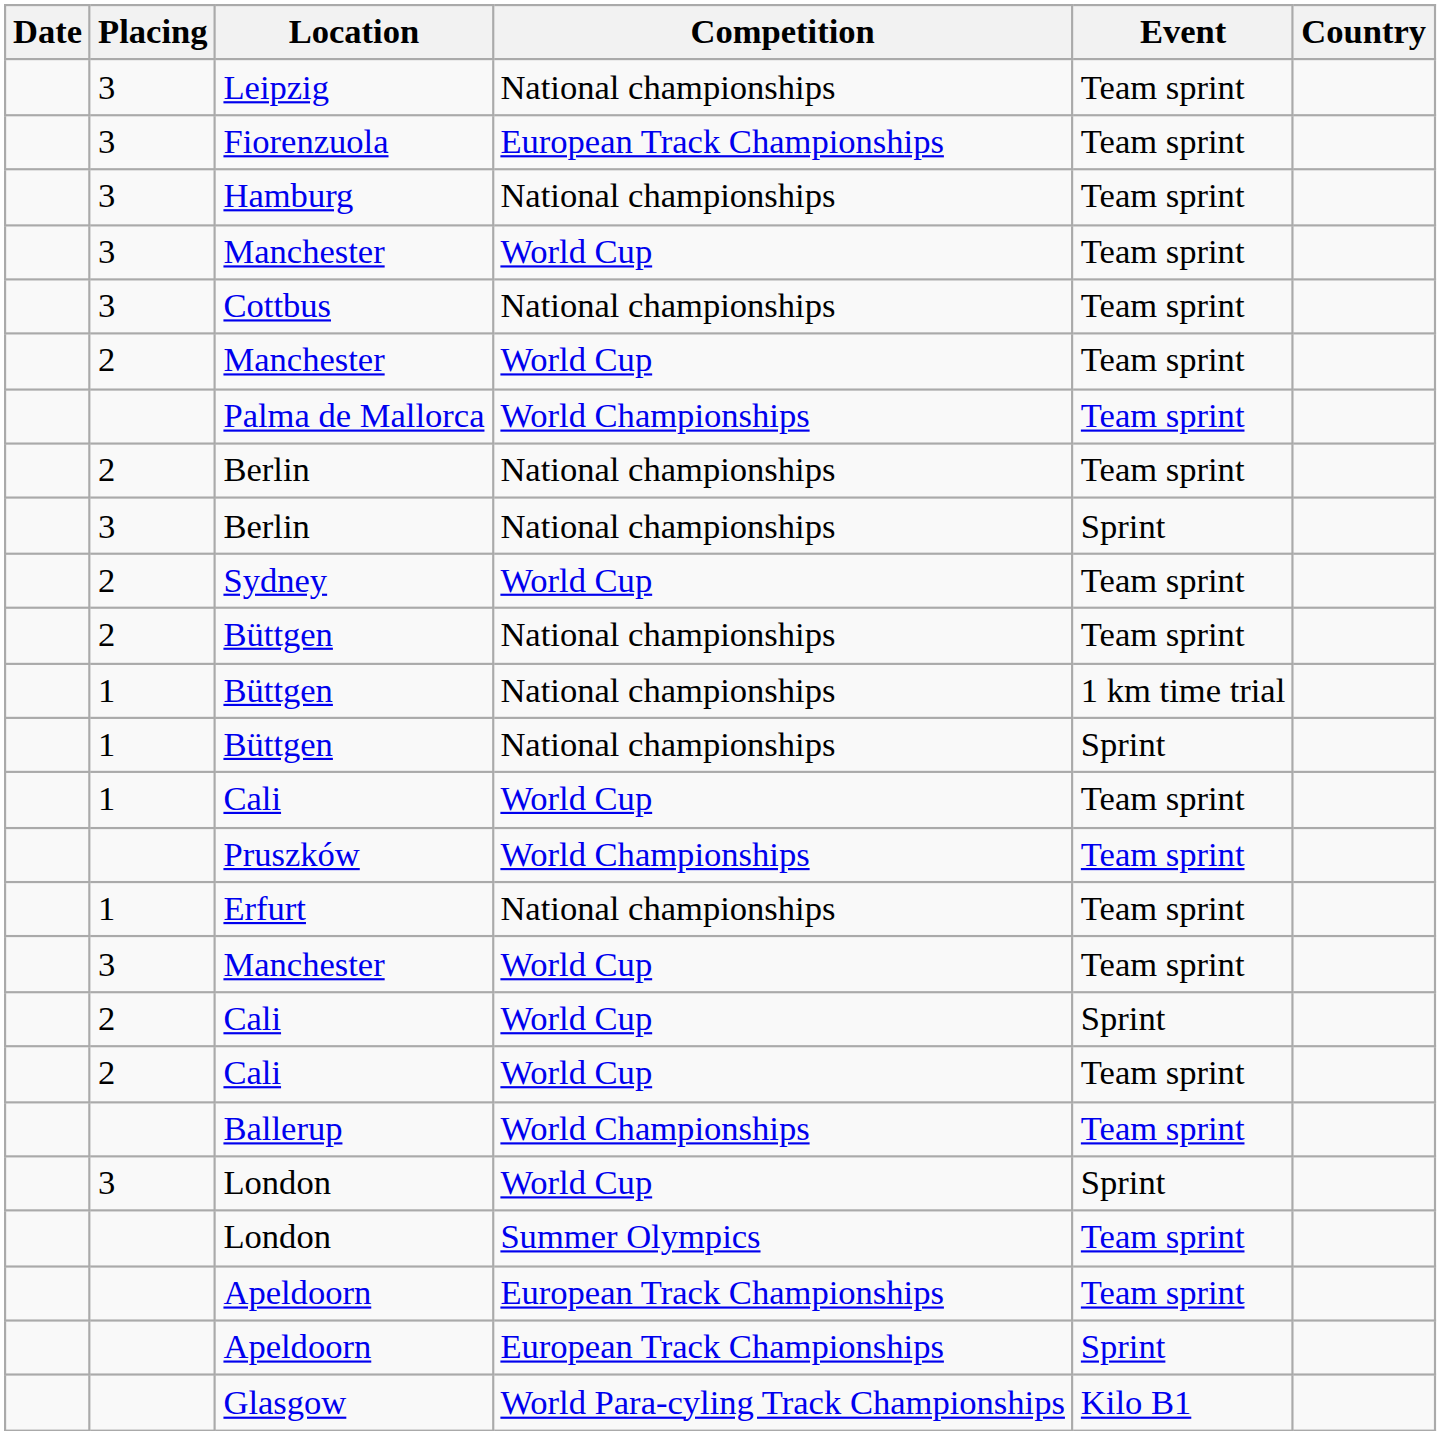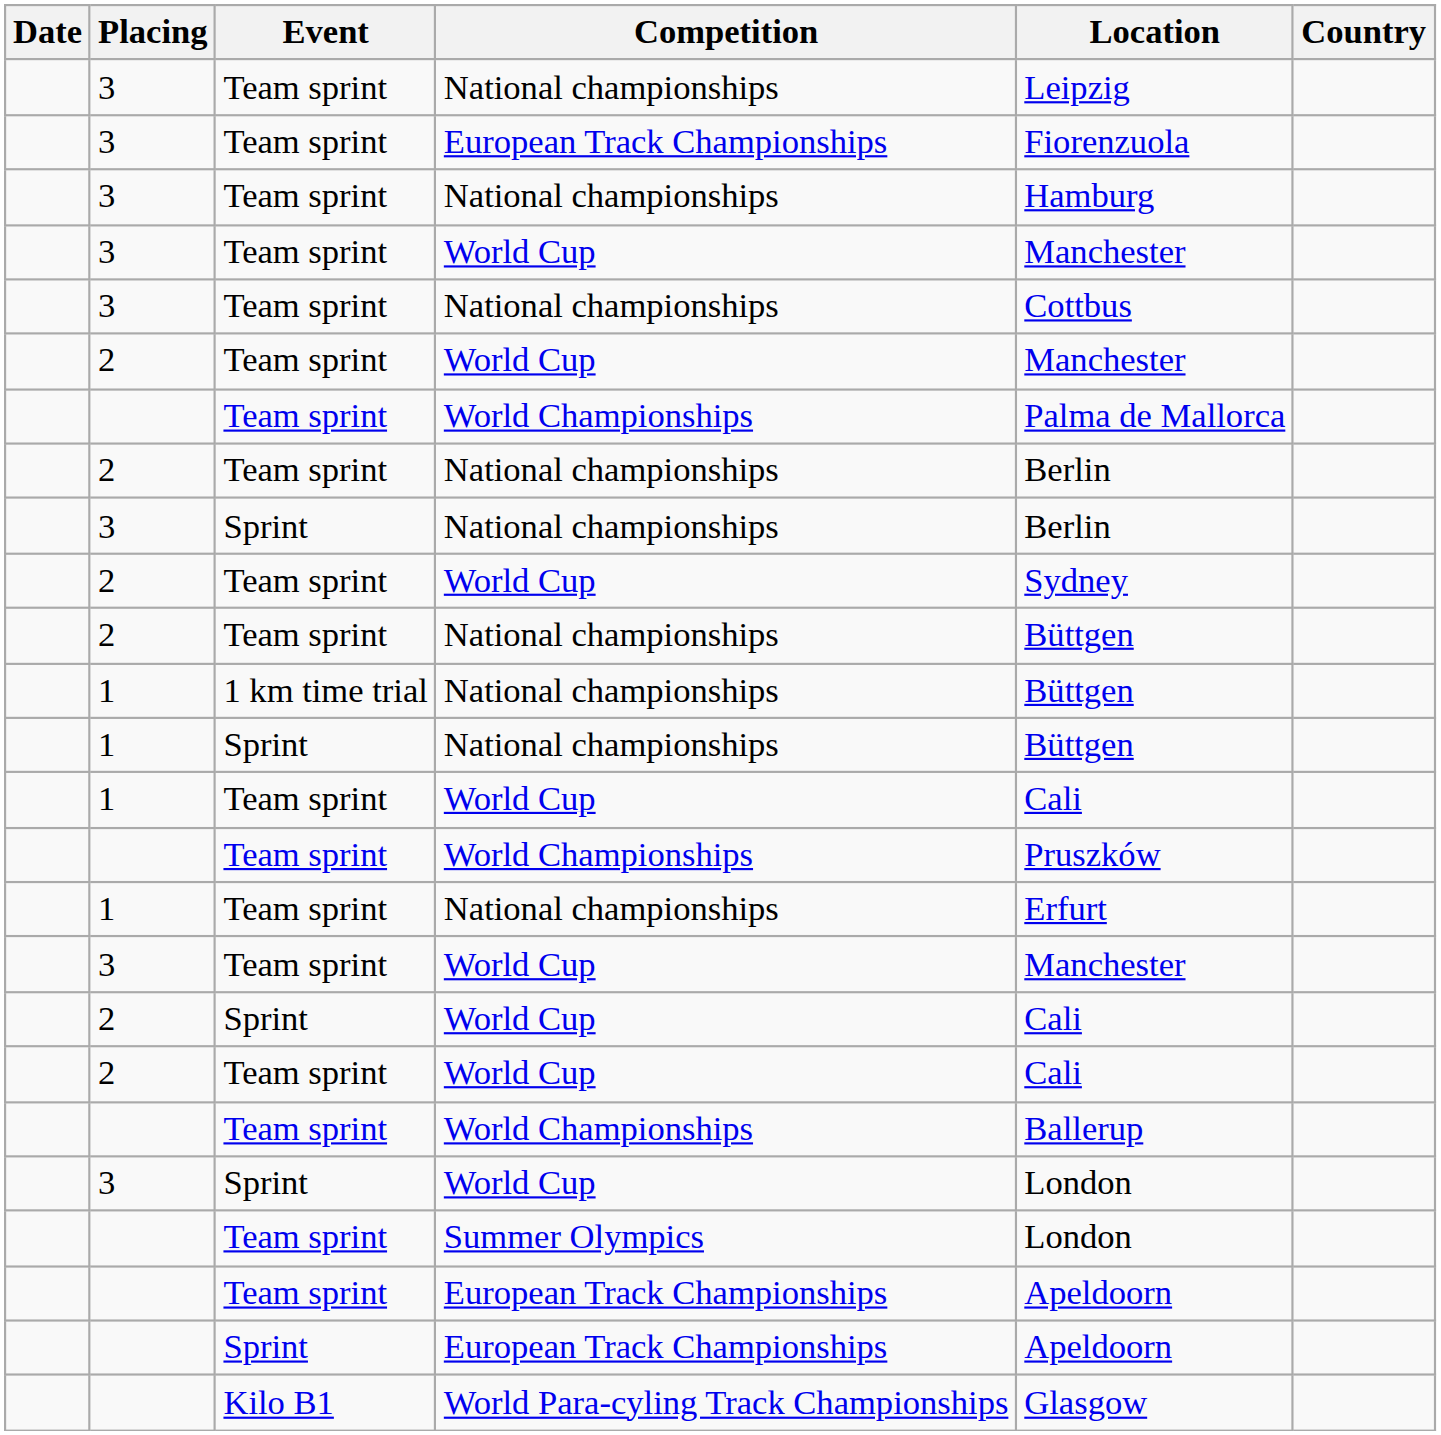columns swapped: (1183, 31) <-> (354, 31)
